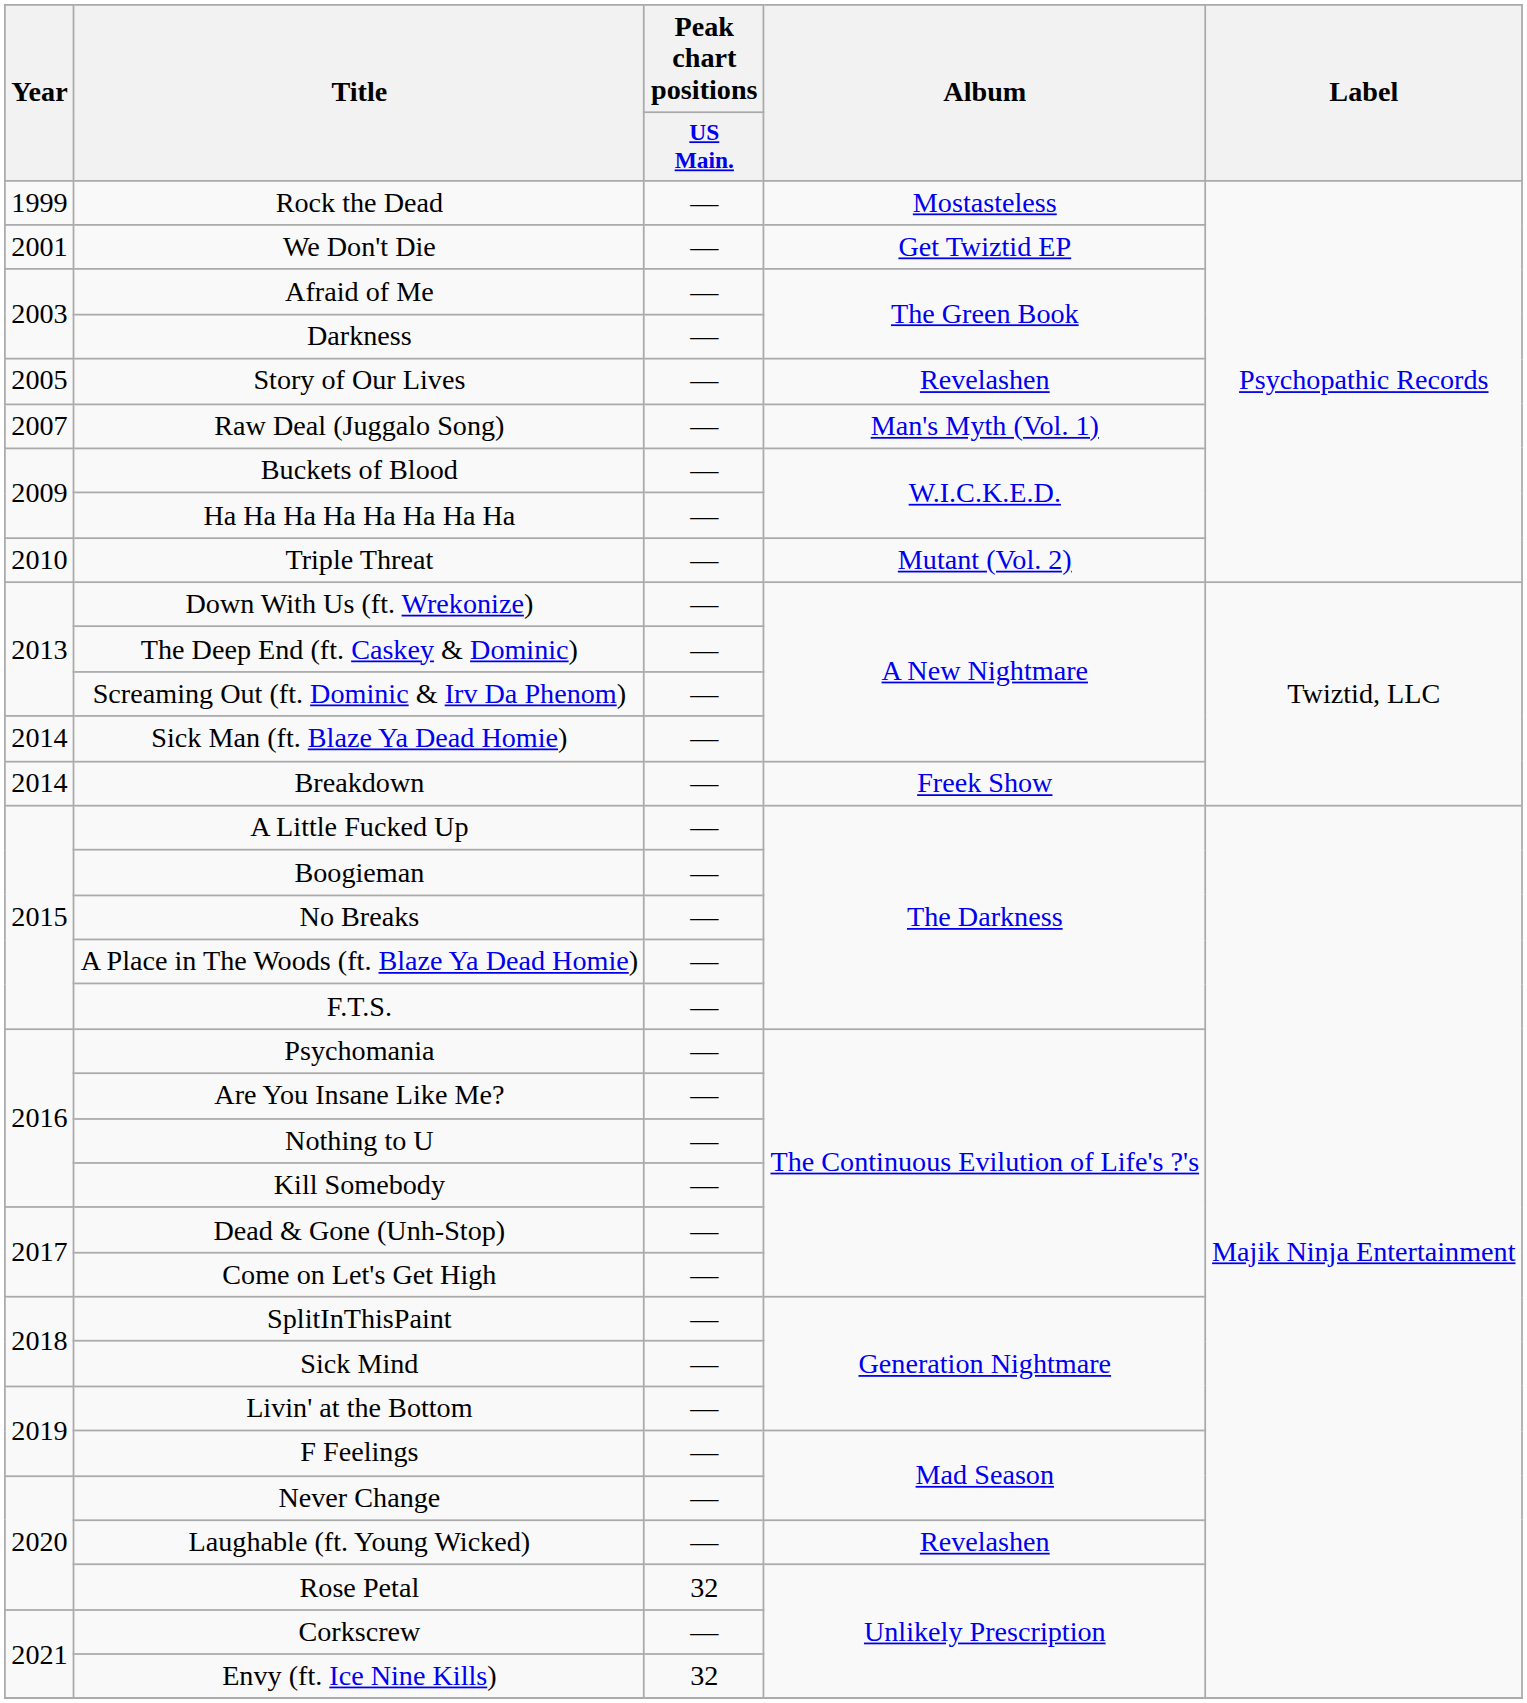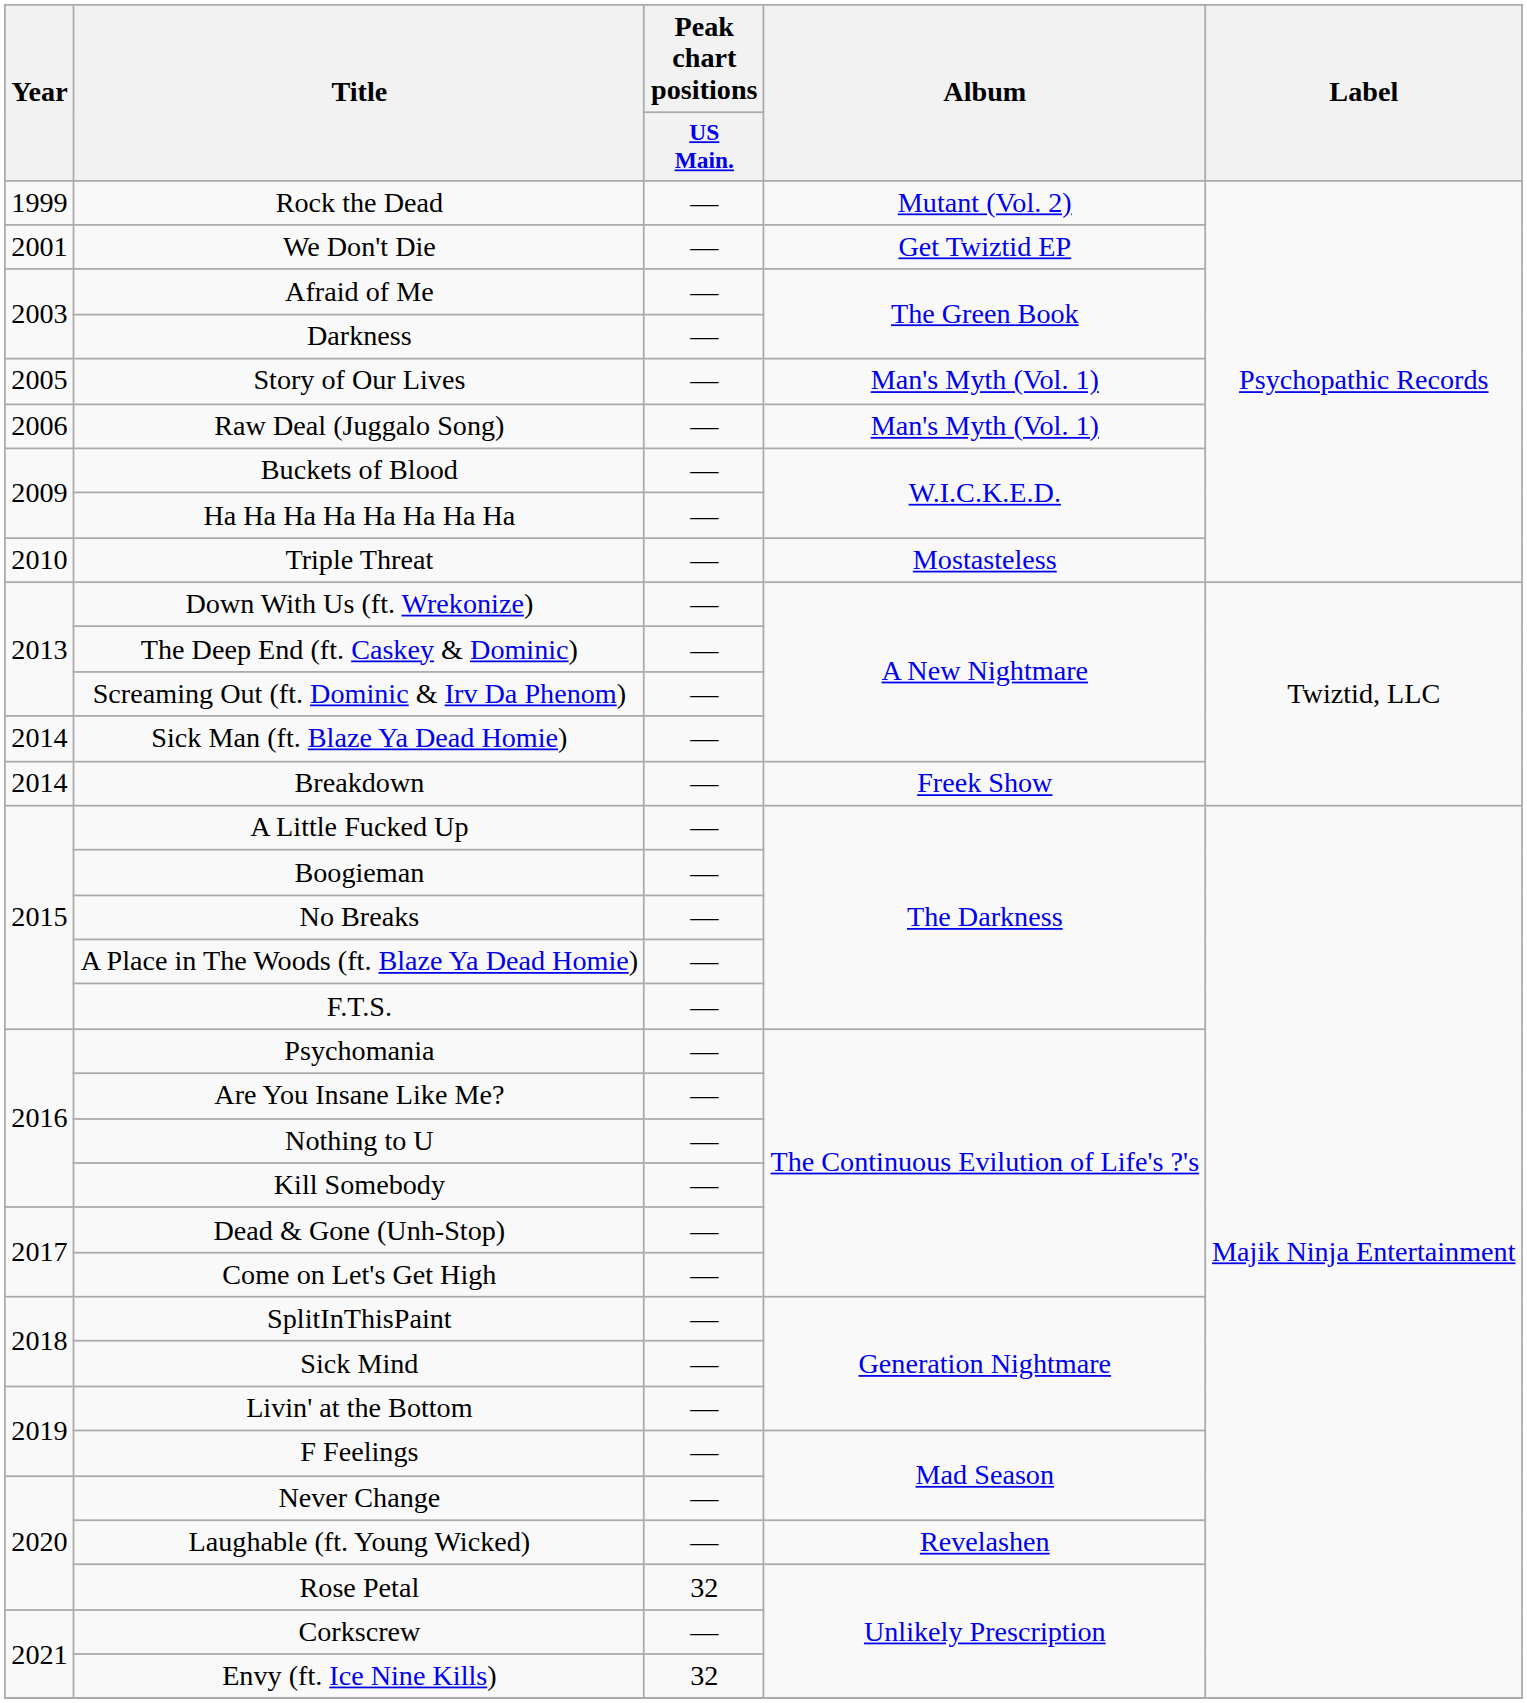(985, 202) Mostasteless -> (985, 202) Mutant (Vol. 2)
(985, 380) Revelashen -> (985, 380) Man's Myth (Vol. 1)
(40, 425) 2007 -> (40, 425) 2006
(985, 559) Mutant (Vol. 2) -> (985, 559) Mostasteless
